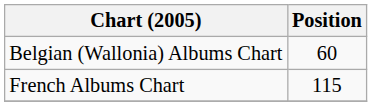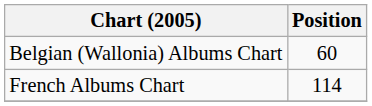(327, 85) 115 -> (327, 85) 114
